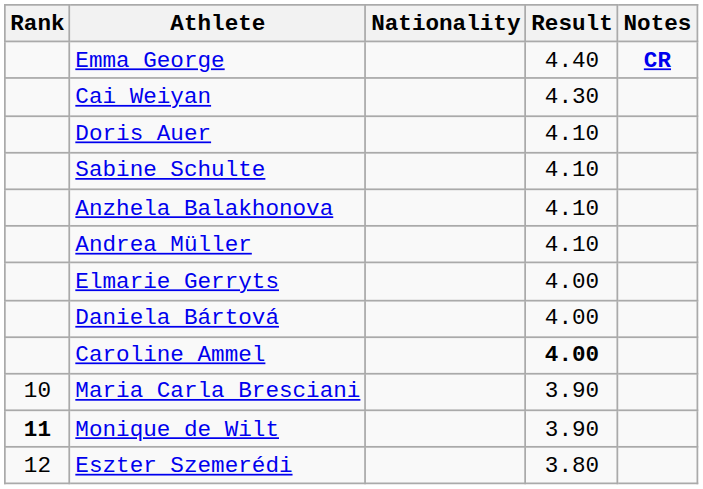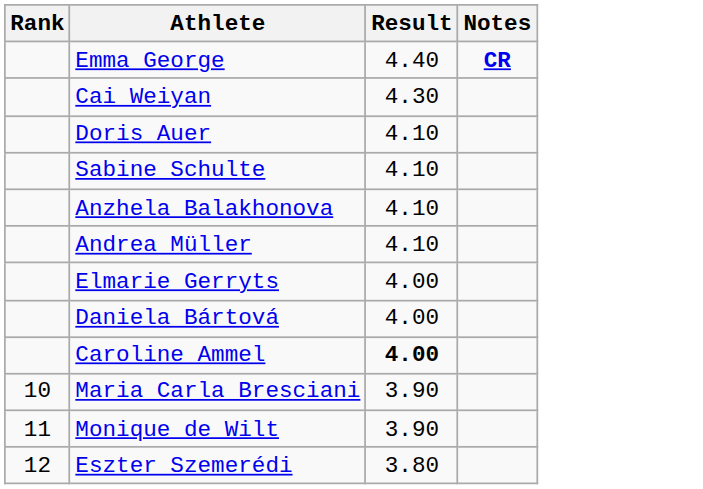- column: (446, 23)
(37, 429) bold -> (37, 429) normal
